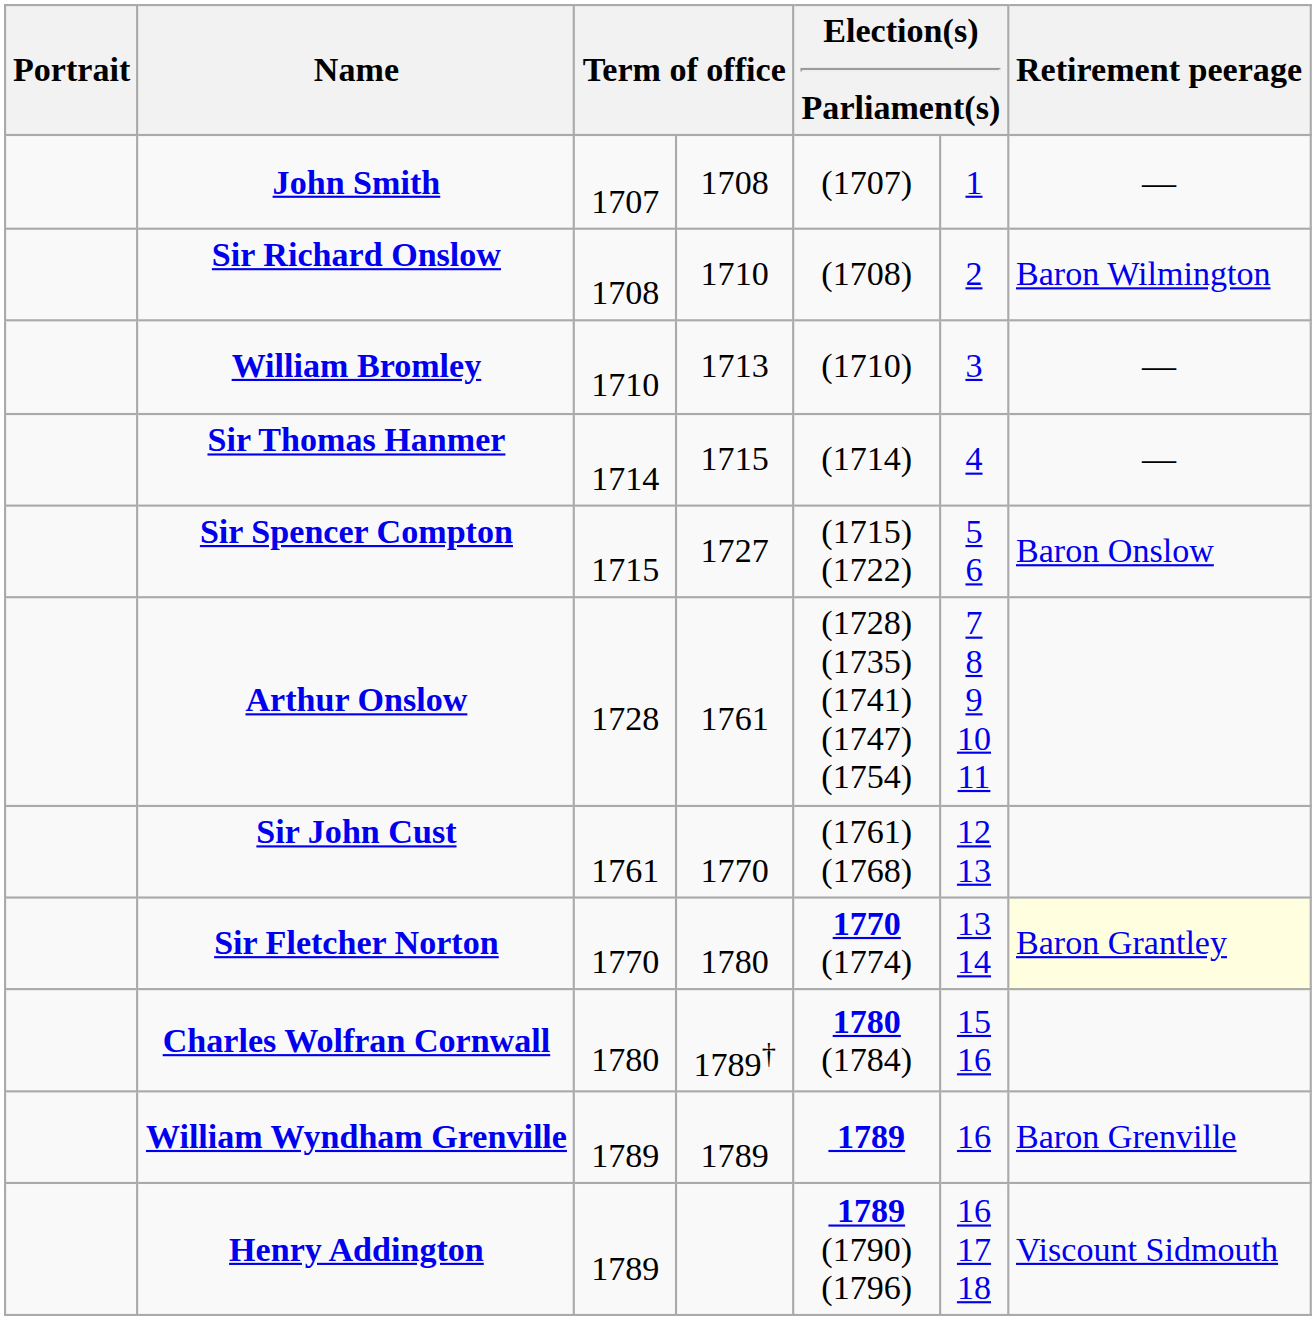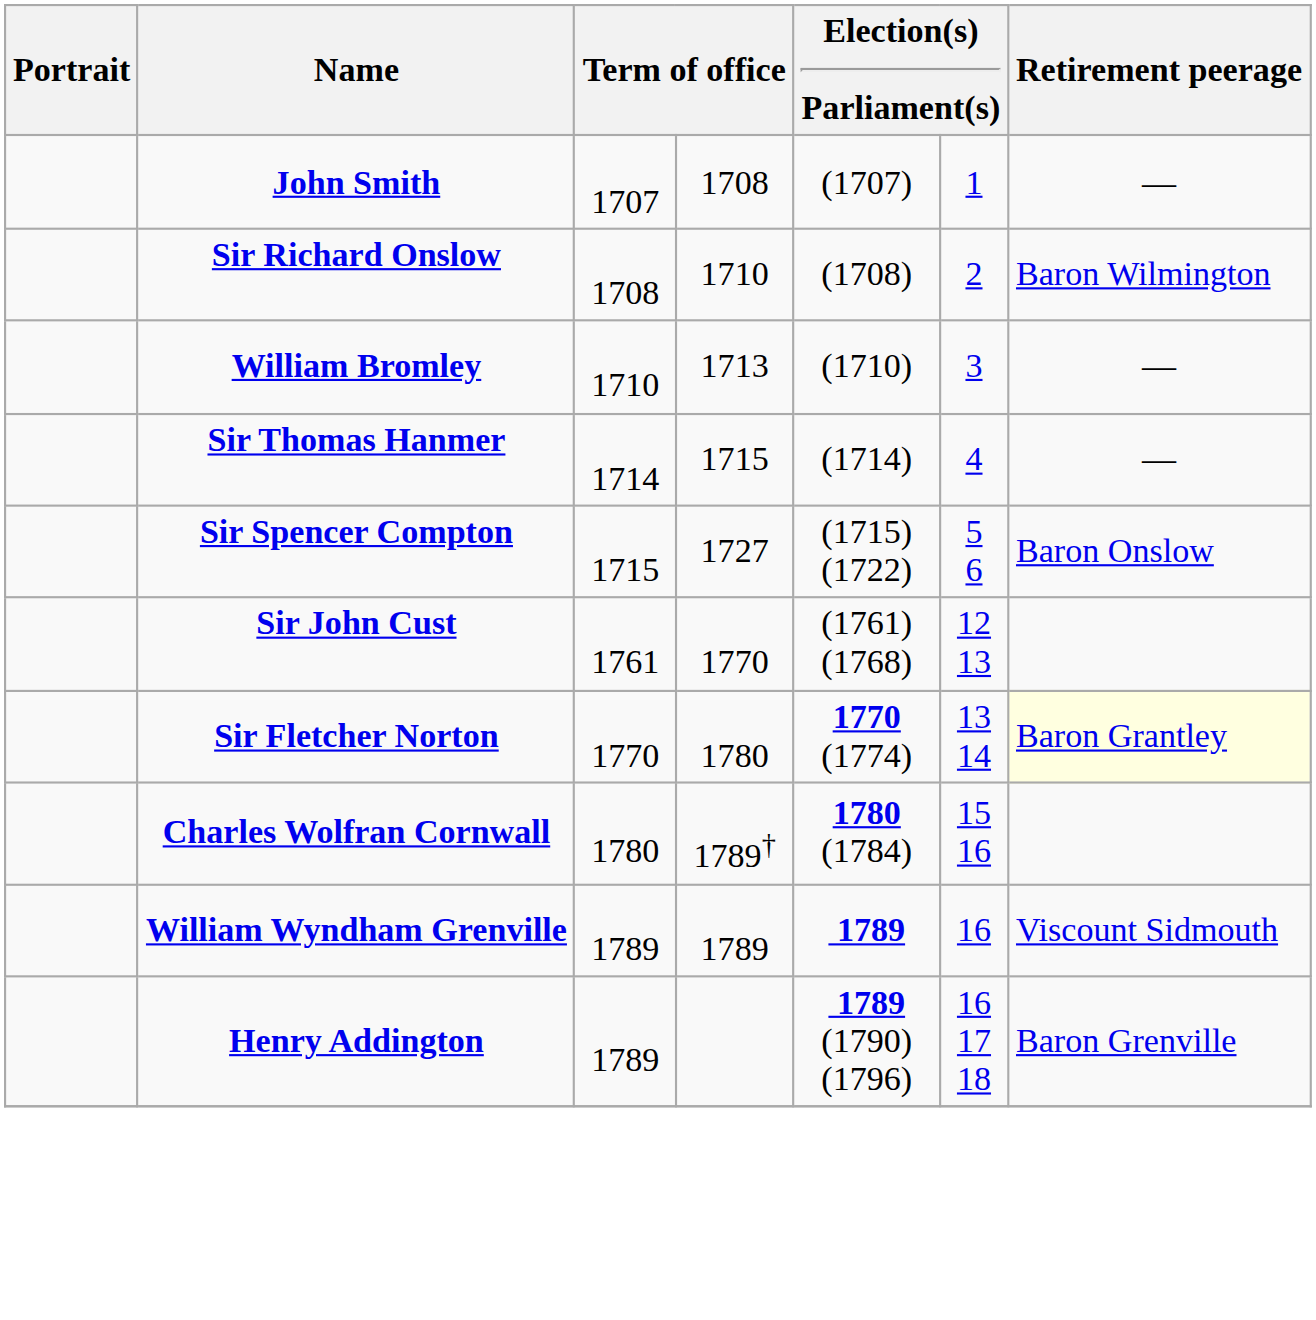- row: (356, 700)
(1126, 1137) Baron Grenville -> (1147, 929) Viscount Sidmouth
(1147, 1248) Viscount Sidmouth -> (1126, 1041) Baron Grenville
